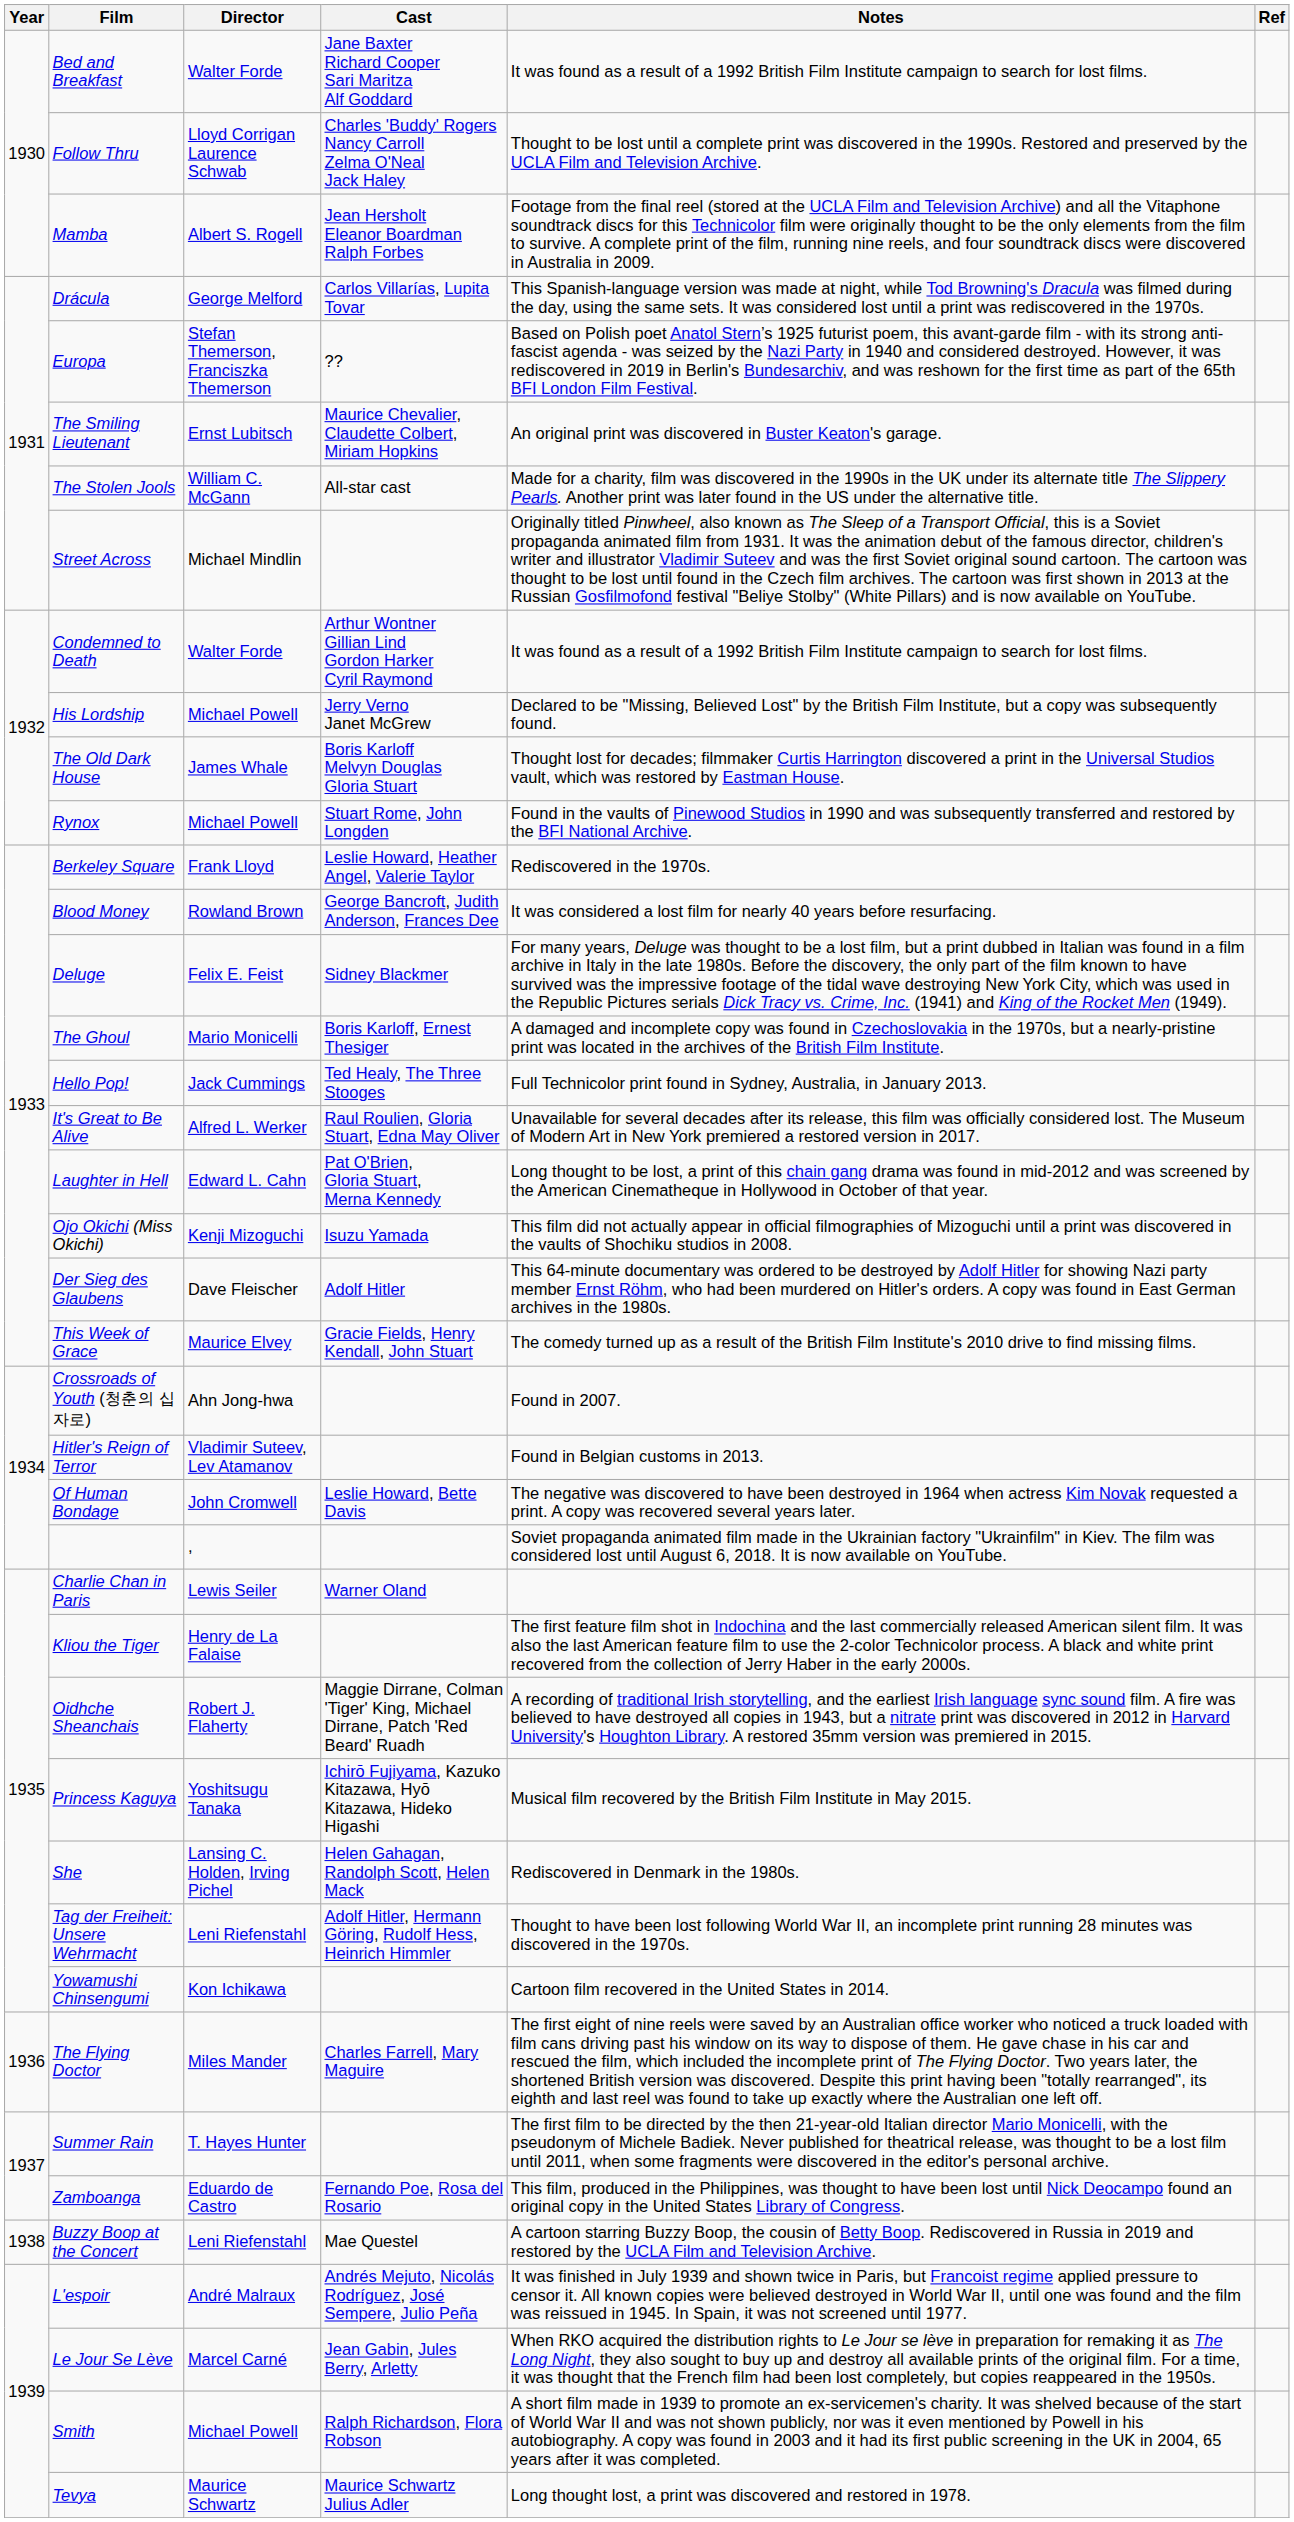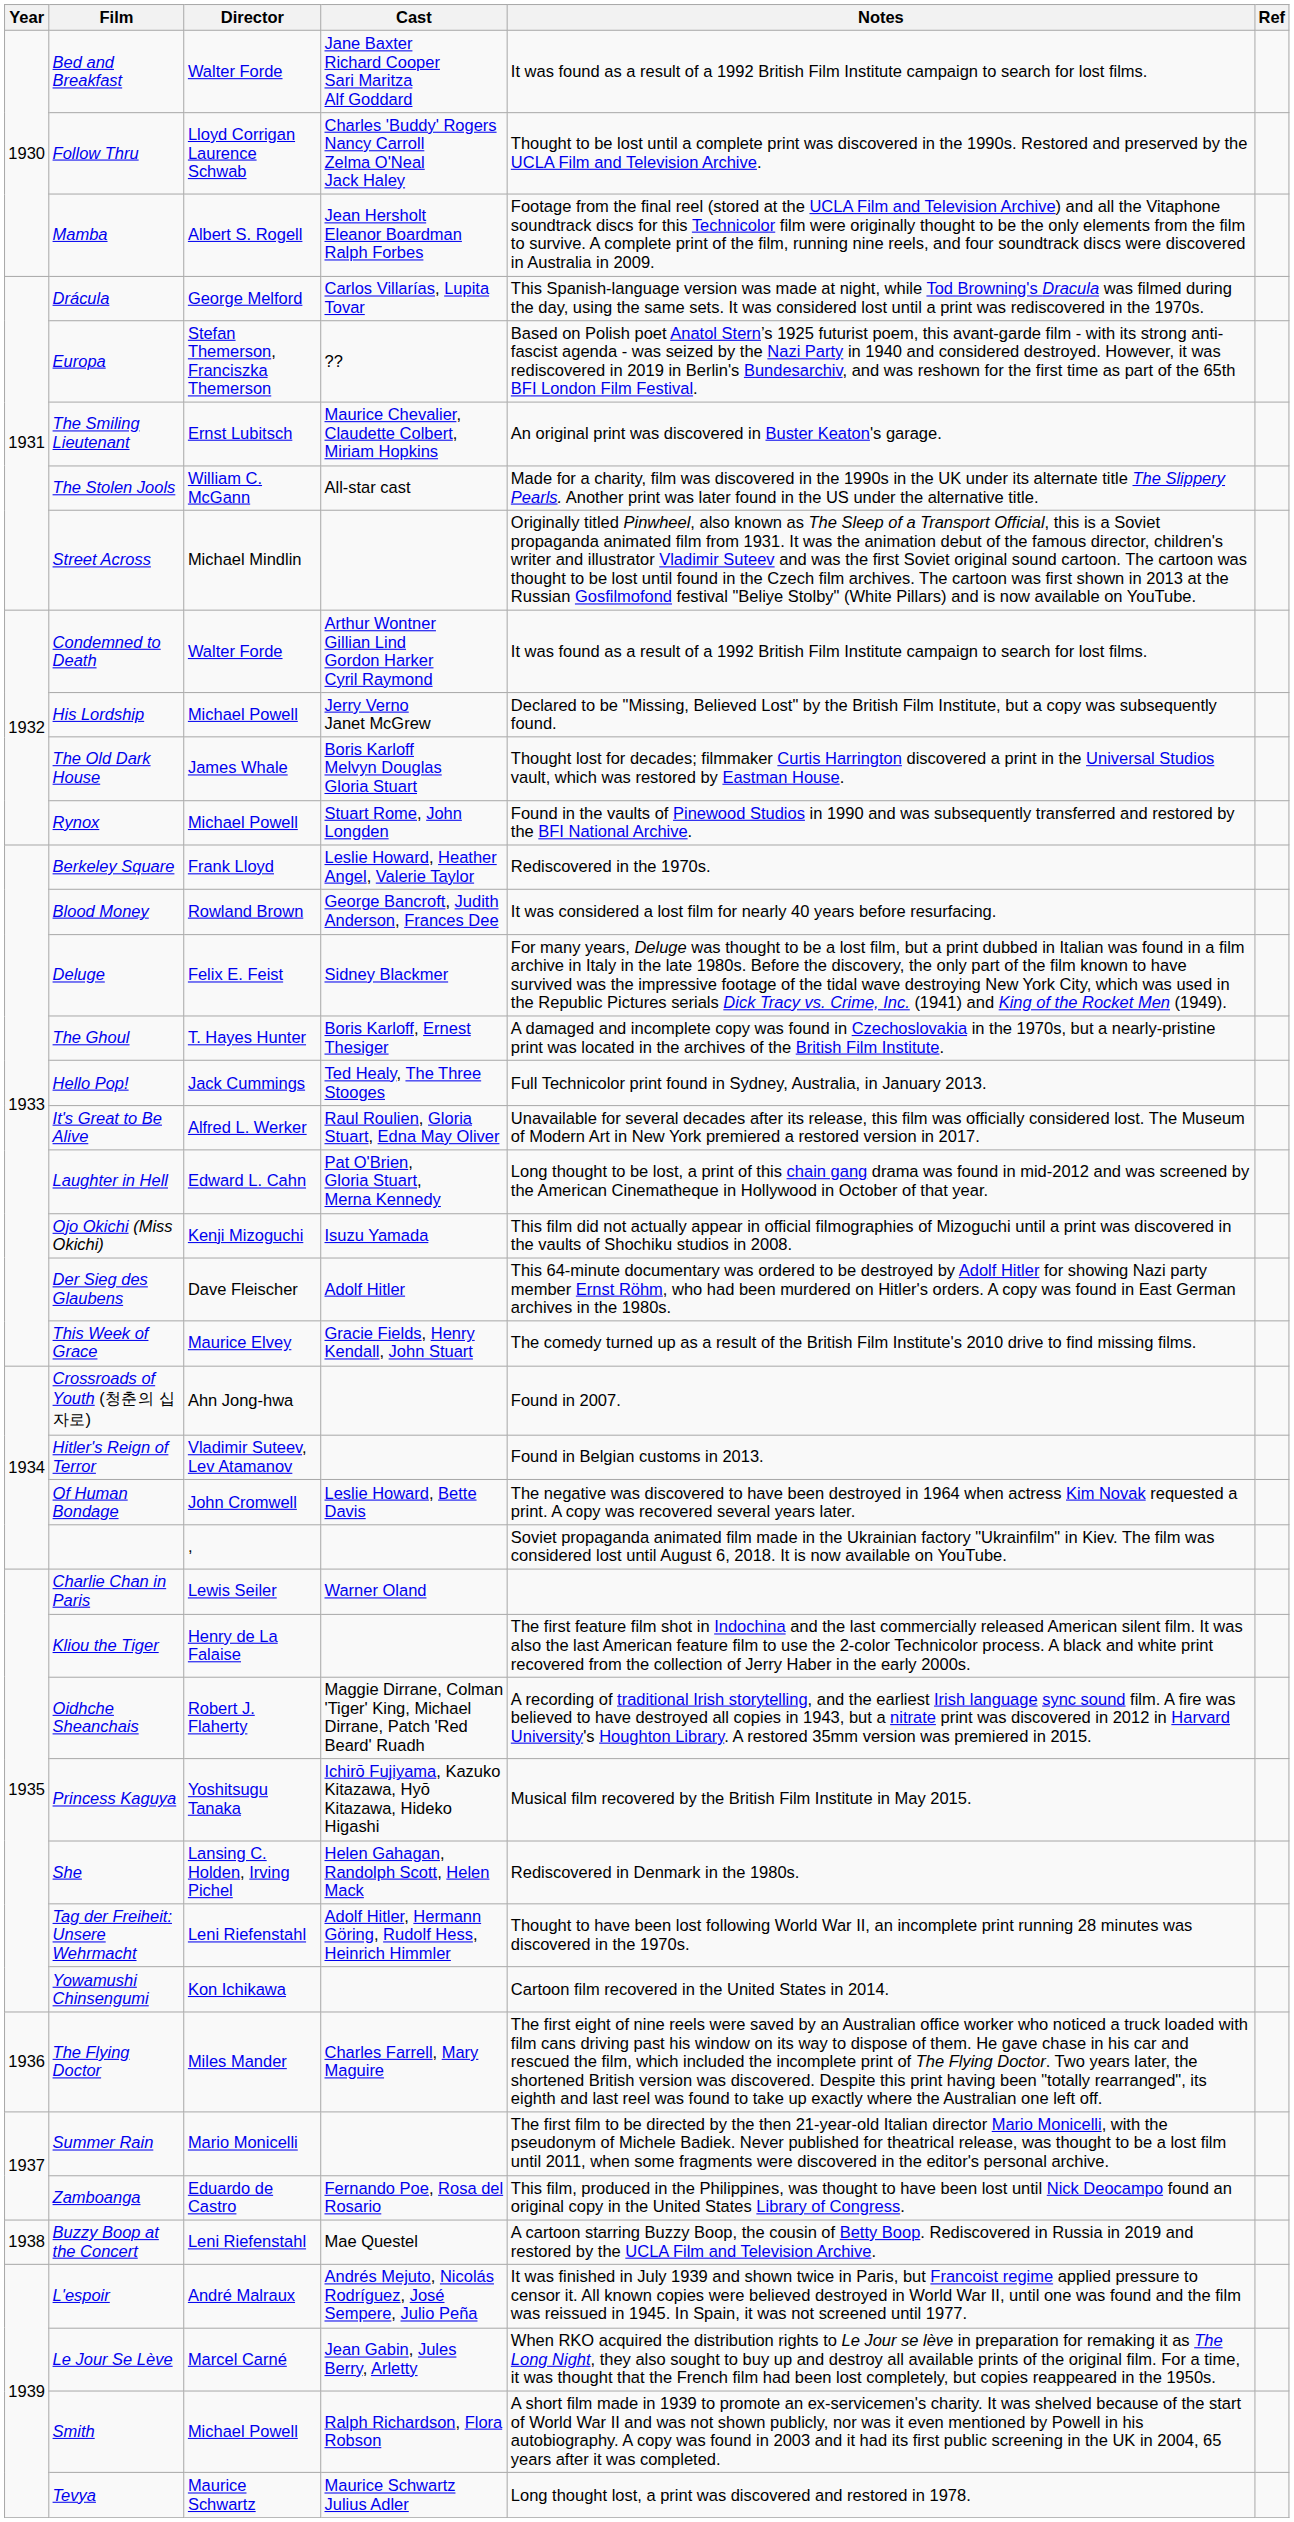(243, 1038) Mario Monicelli -> (247, 1038) T. Hayes Hunter
(247, 2143) T. Hayes Hunter -> (243, 2143) Mario Monicelli
